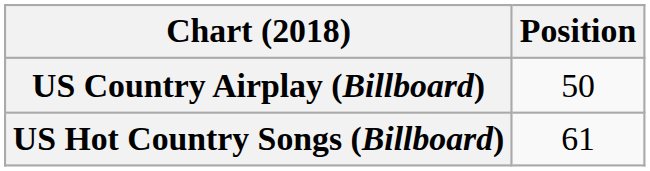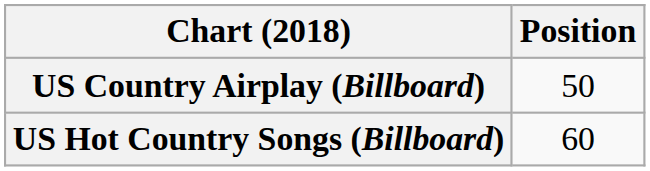(578, 138) 61 -> (578, 138) 60
